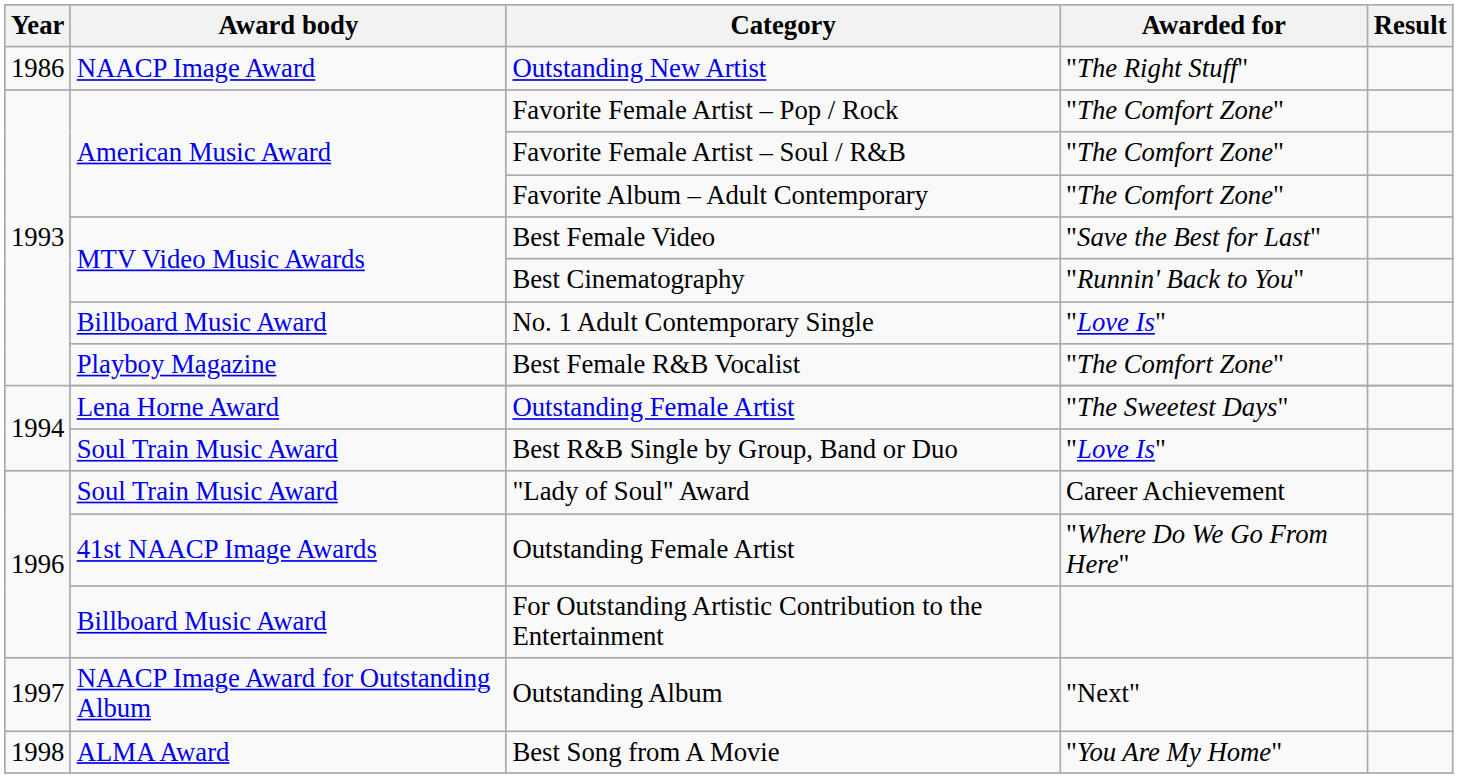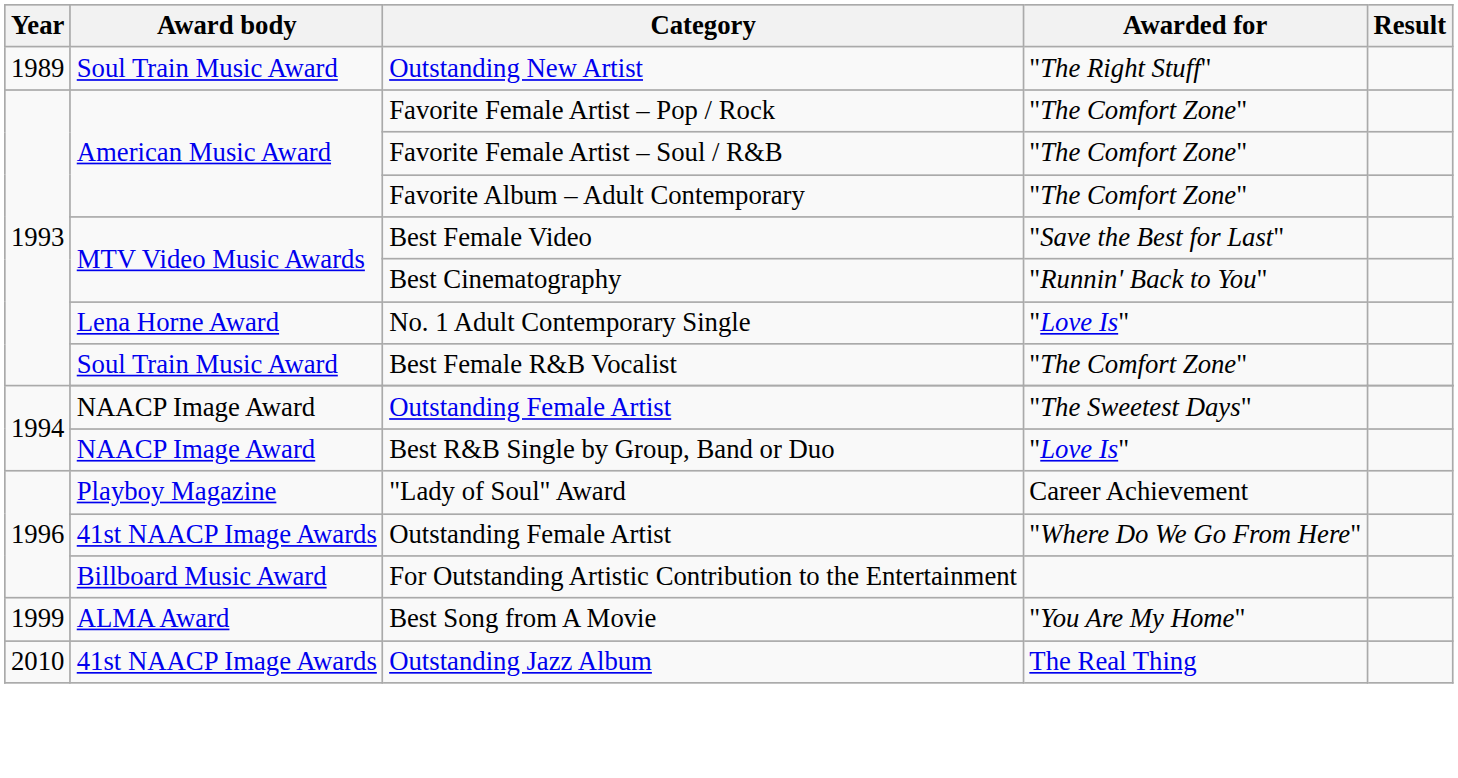(38, 68) 1986 -> (38, 68) 1989
(196, 68) NAACP Image Award -> (207, 68) Soul Train Music Award
(202, 322) Billboard Music Award -> (178, 322) Lena Horne Award
(177, 364) Playboy Magazine -> (207, 364) Soul Train Music Award
(178, 407) Lena Horne Award -> (196, 407) NAACP Image Award
(207, 449) Soul Train Music Award -> (196, 449) NAACP Image Award
(207, 491) Soul Train Music Award -> (177, 491) Playboy Magazine
- row: (617, 694)
(38, 751) 1998 -> (38, 618) 1999
+ row: (521, 661)
